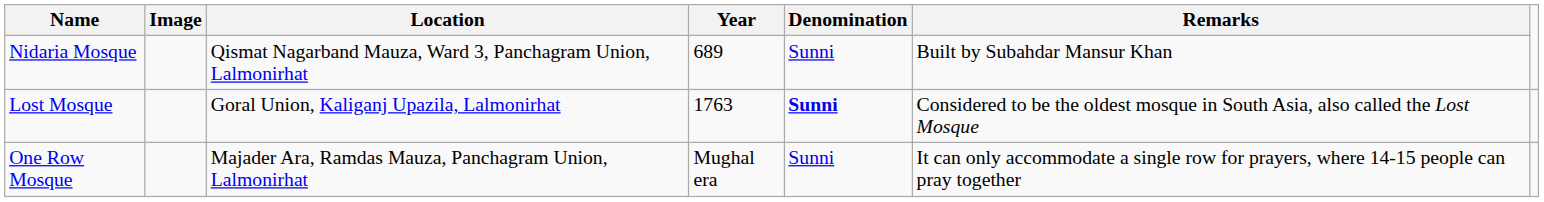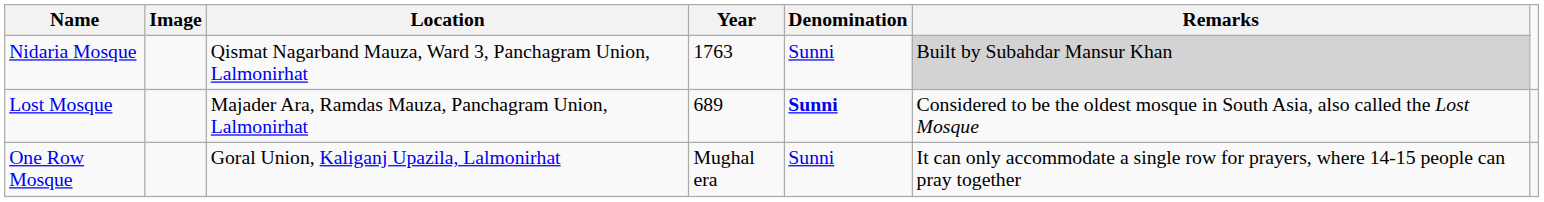(708, 51) 689 -> (713, 51) 1763
(1045, 51) no background -> (1045, 51) lightgrey background
(386, 104) Goral Union, Kaliganj Upazila, Lalmonirhat -> (409, 115) Majader Ara, Ramdas Mauza, Panchagram Union, Lalmonirhat
(713, 104) 1763 -> (708, 104) 689
(409, 169) Majader Ara, Ramdas Mauza, Panchagram Union, Lalmonirhat -> (386, 158) Goral Union, Kaliganj Upazila, Lalmonirhat
